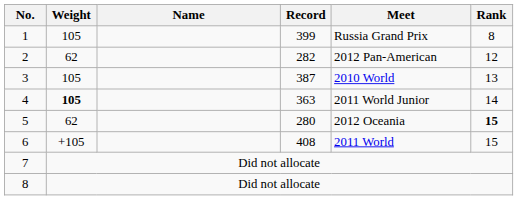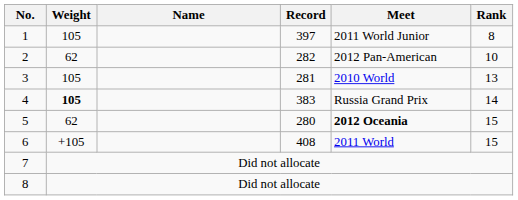(306, 36) 399 -> (306, 36) 397
(381, 36) Russia Grand Prix -> (382, 36) 2011 World Junior
(491, 57) 12 -> (491, 57) 10
(306, 78) 387 -> (306, 78) 281
(306, 100) 363 -> (306, 100) 383
(382, 100) 2011 World Junior -> (381, 100) Russia Grand Prix
(369, 121) normal -> (371, 121) bold
(491, 121) bold -> (491, 121) normal
